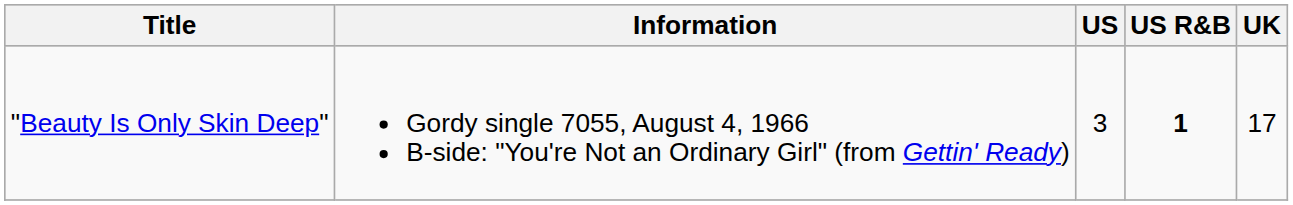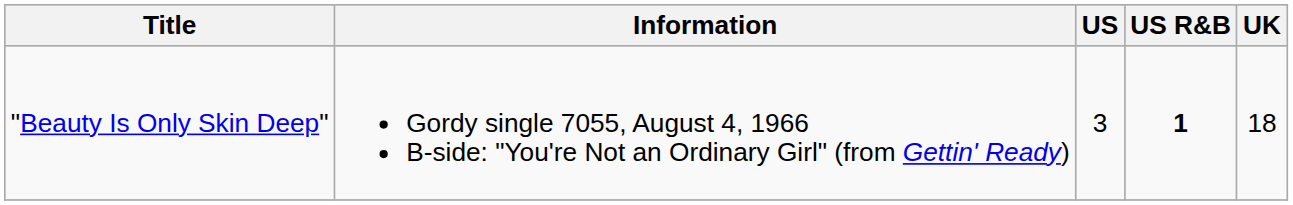(1262, 122) 17 -> (1262, 122) 18
